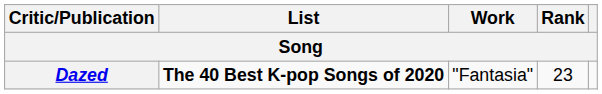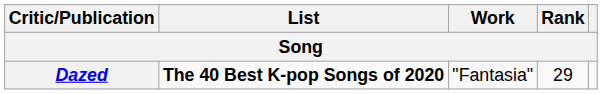(563, 74) 23 -> (563, 74) 29
